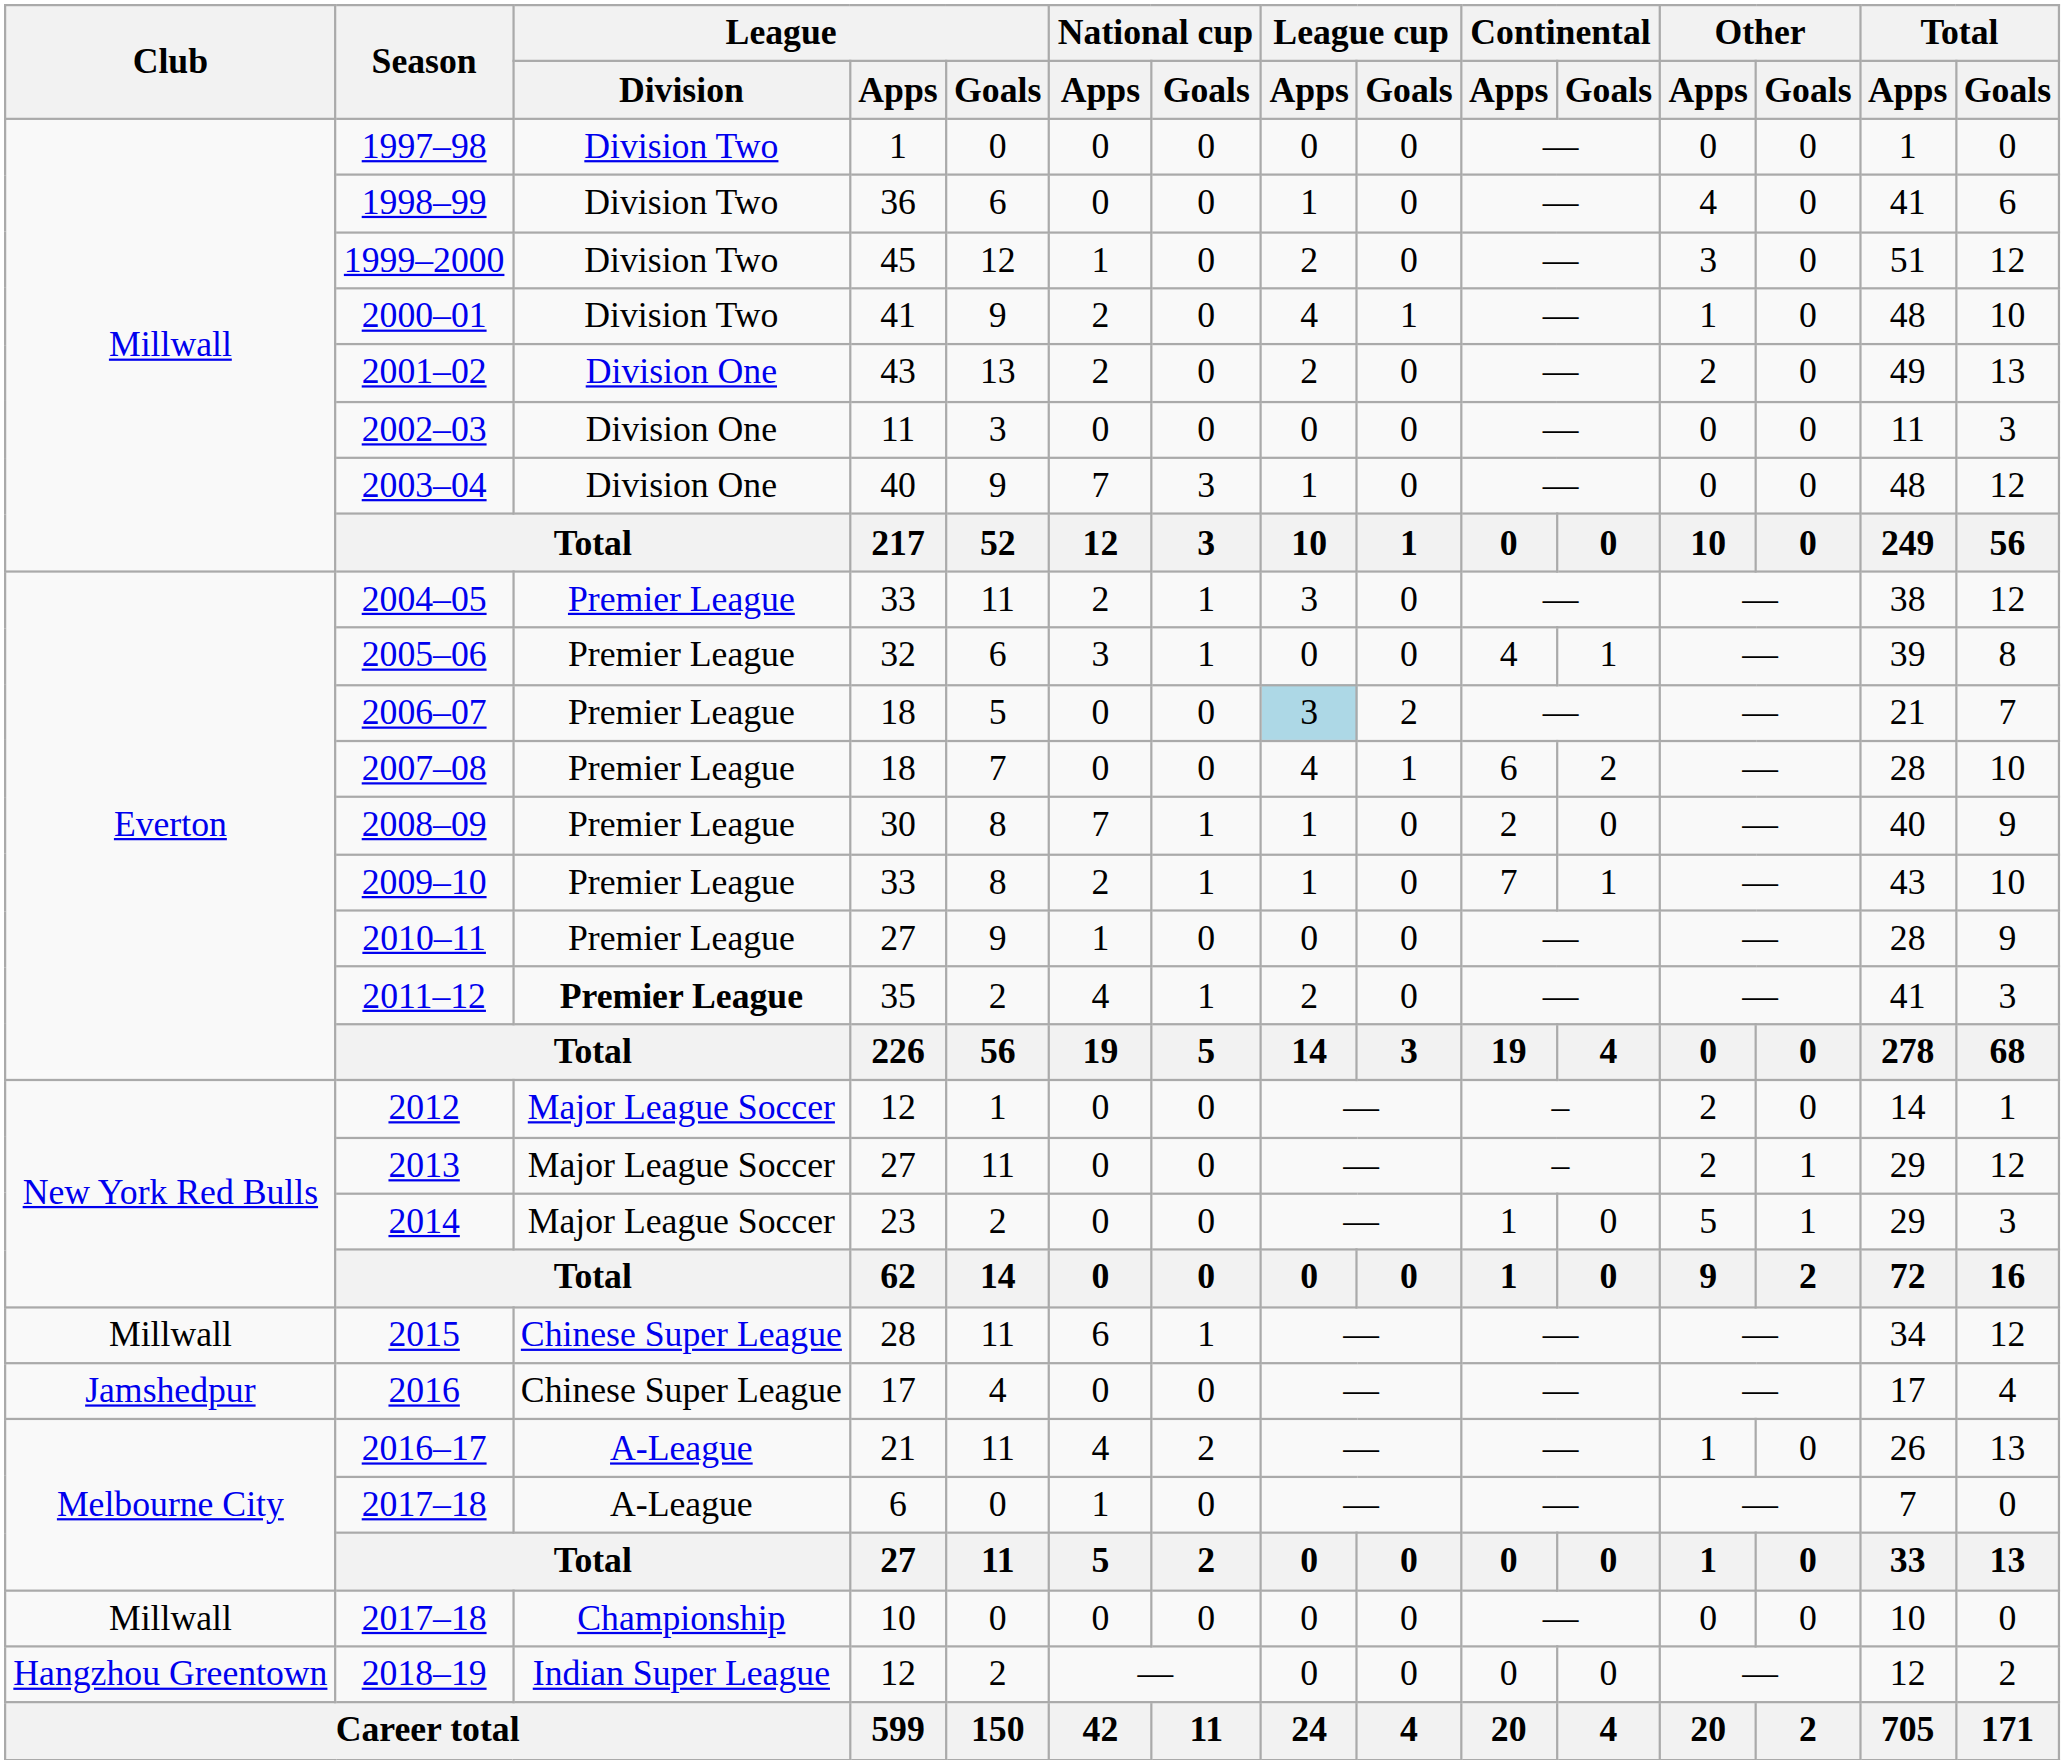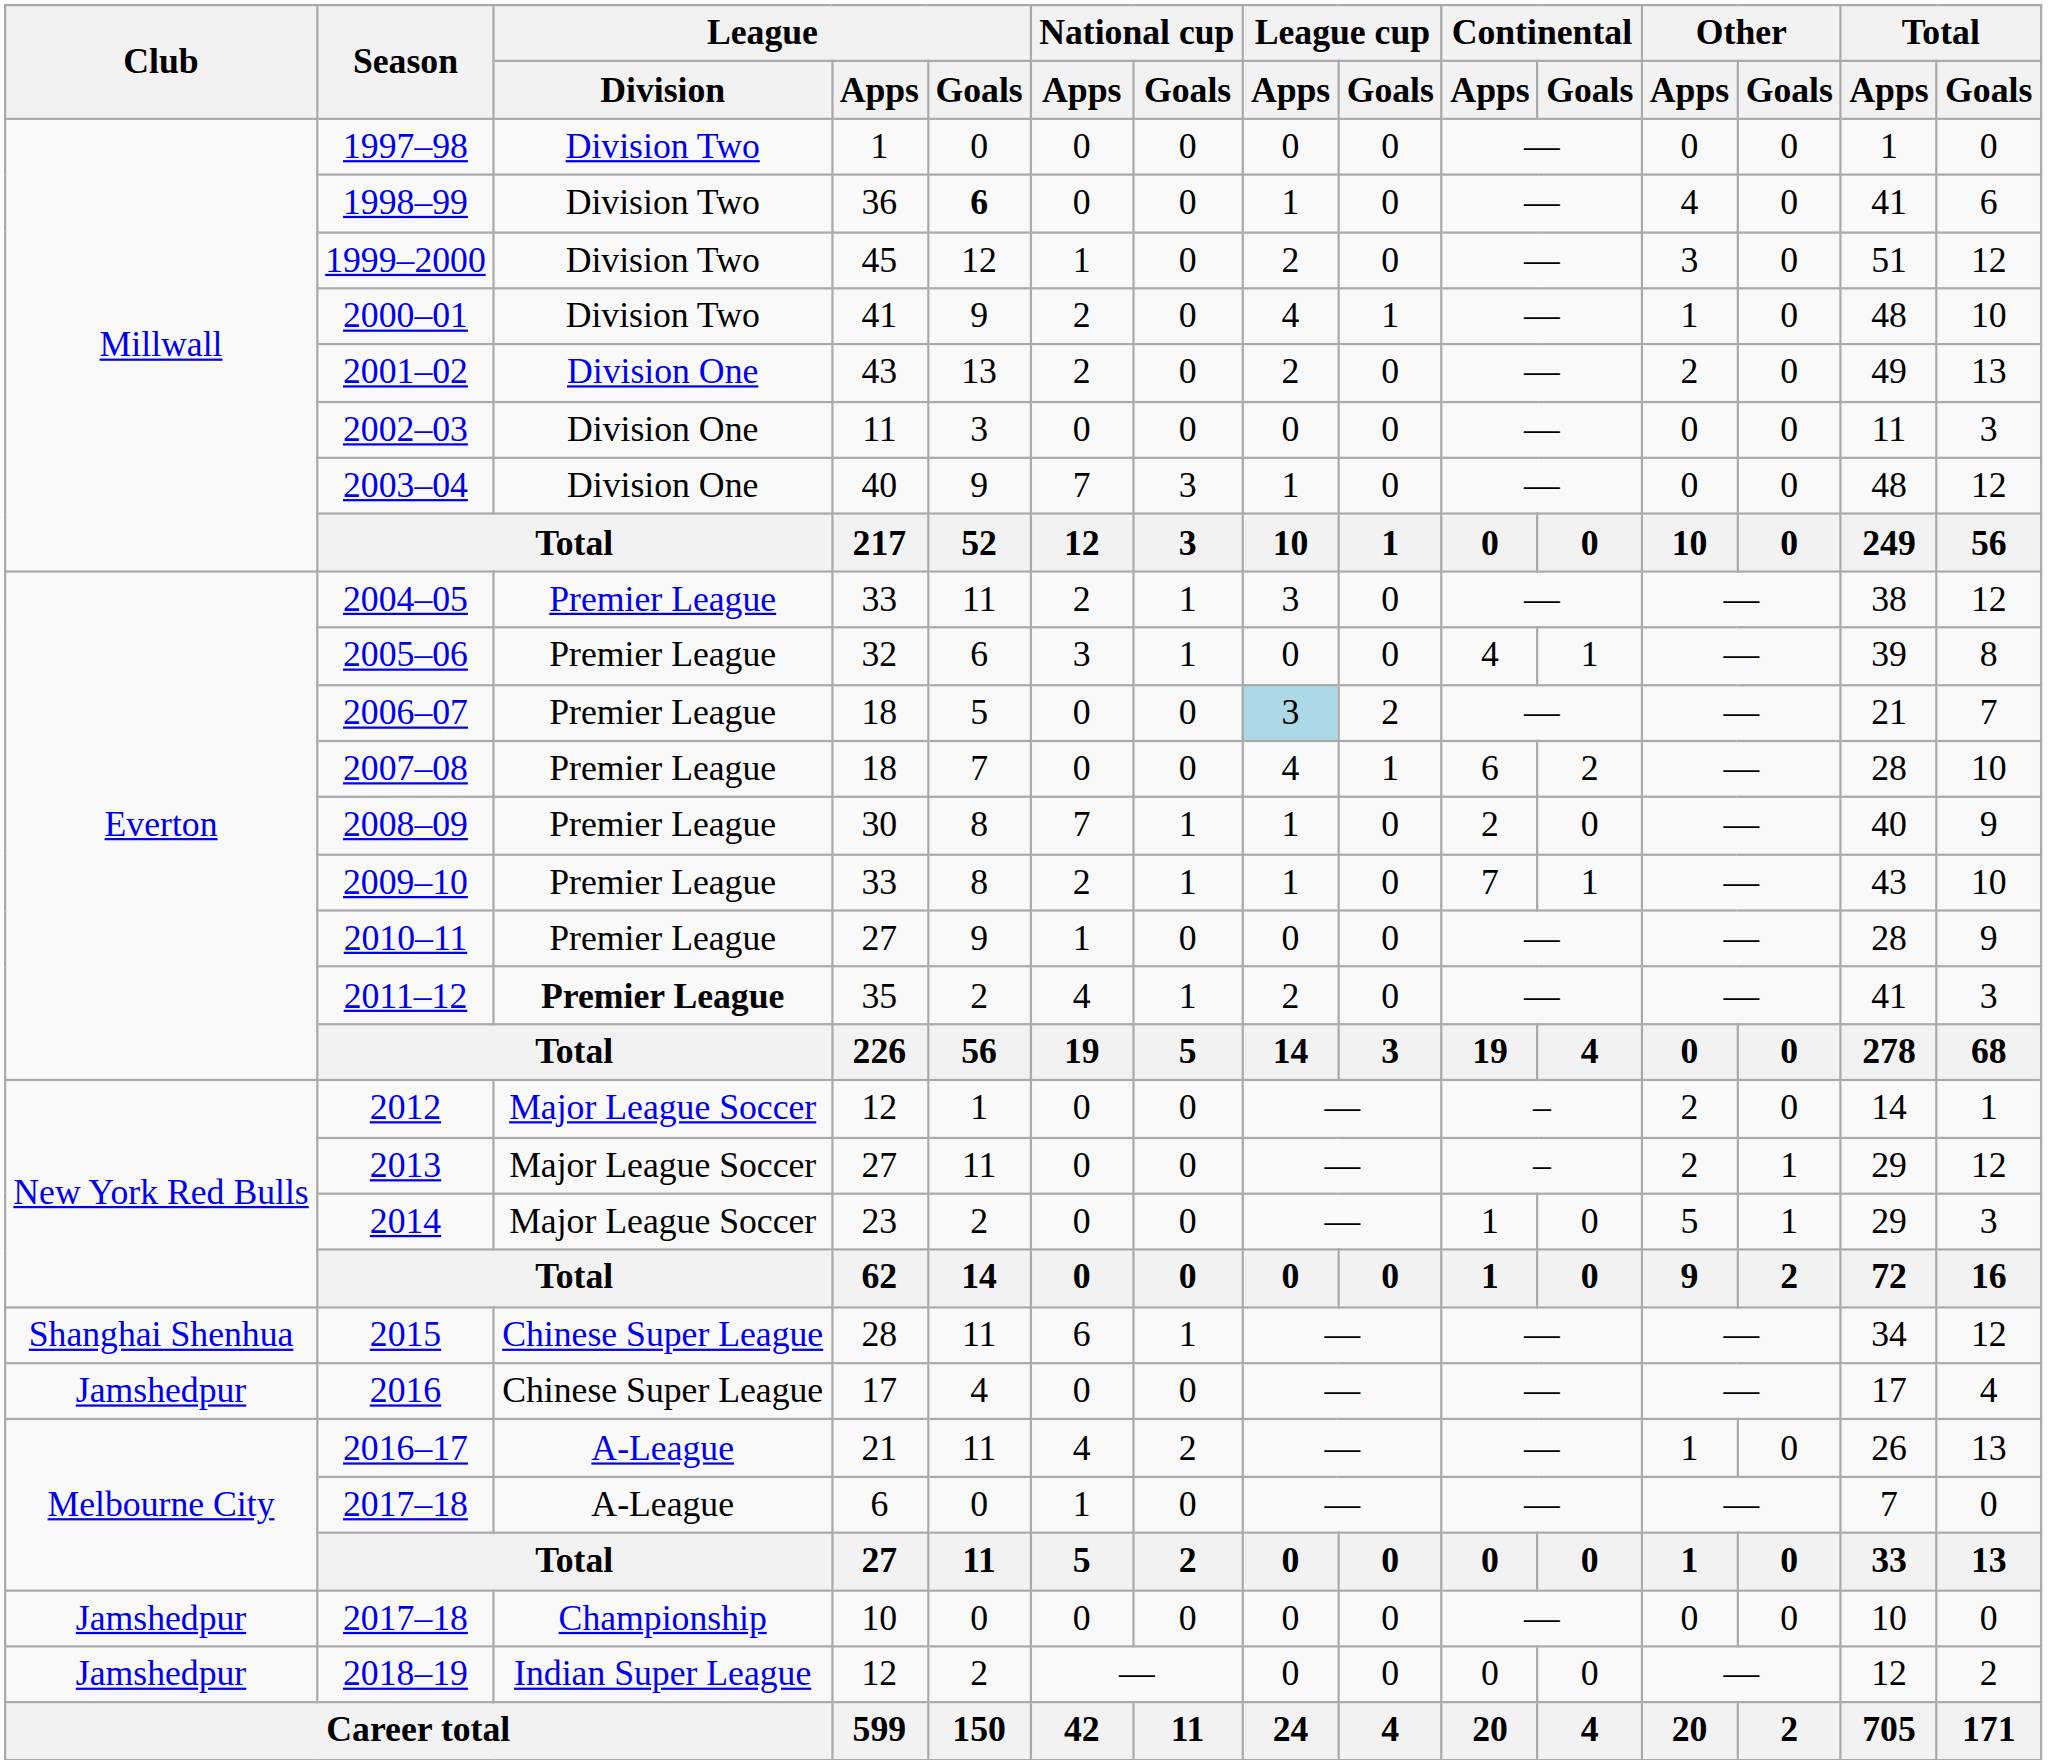(998, 202) normal -> (979, 202) bold
(170, 1334) Millwall -> (161, 1334) Shanghai Shenhua
(170, 1617) Millwall -> (161, 1617) Jamshedpur
(170, 1673) Hangzhou Greentown -> (161, 1673) Jamshedpur
